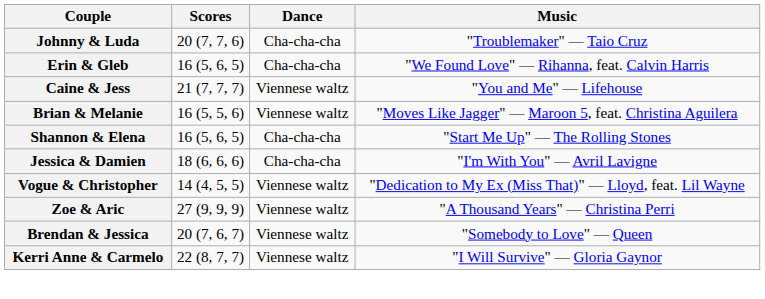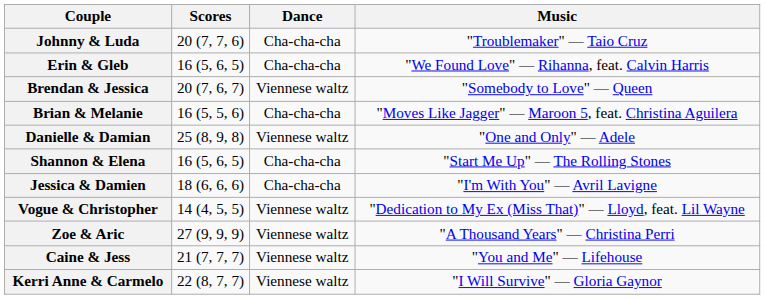rows swapped: (88, 88) <-> (88, 233)
(302, 112) Viennese waltz -> (302, 112) Cha-cha-cha
+ row: (88, 137)
